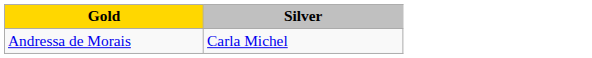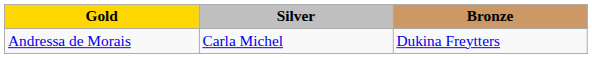+ column: (490, 16)
